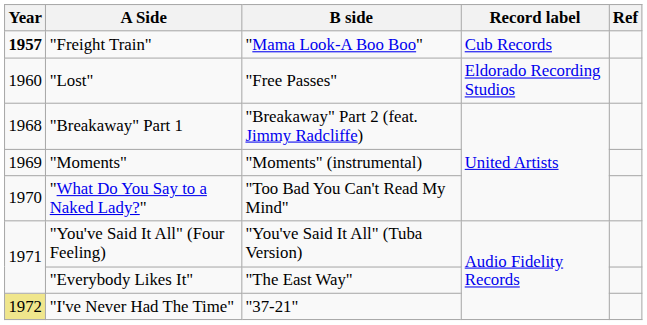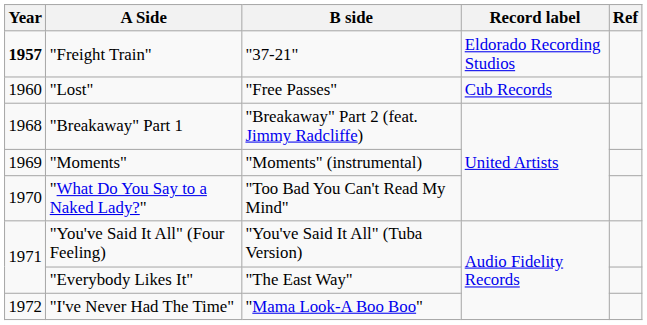(334, 44) "Mama Look-A Boo Boo" -> (272, 53) "37-21"
(508, 44) Cub Records -> (533, 53) Eldorado Recording Studios
(533, 80) Eldorado Recording Studios -> (508, 90) Cub Records
(25, 306) khaki background -> (25, 306) no background
(272, 306) "37-21" -> (334, 306) "Mama Look-A Boo Boo"
